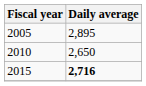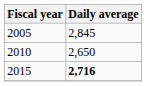(82, 33) 2,895 -> (82, 33) 2,845
